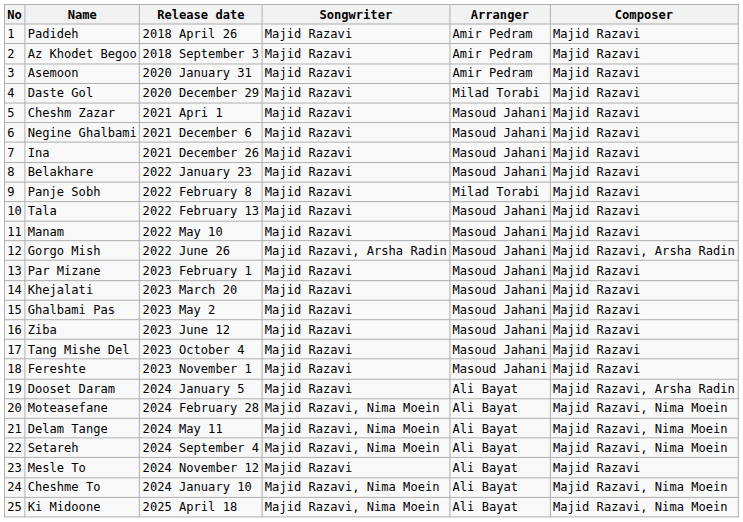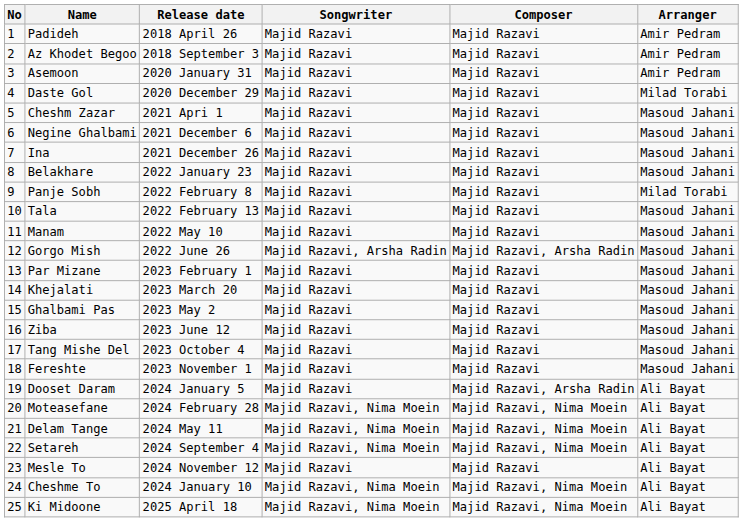columns swapped: (644, 14) <-> (500, 14)
